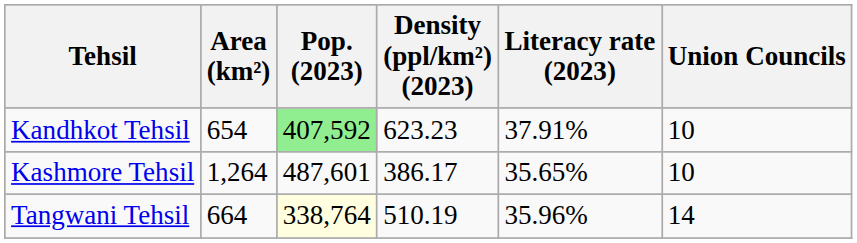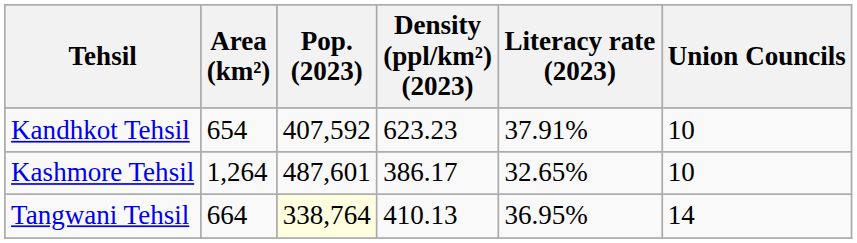(327, 129) lightgreen background -> (327, 129) no background
(546, 172) 35.65% -> (546, 172) 32.65%
(420, 215) 510.19 -> (420, 215) 410.13
(546, 215) 35.96% -> (546, 215) 36.95%
